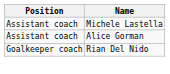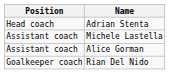+ row: (117, 24)
